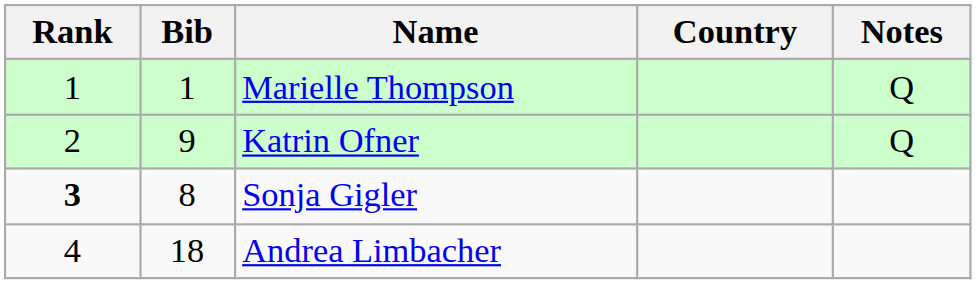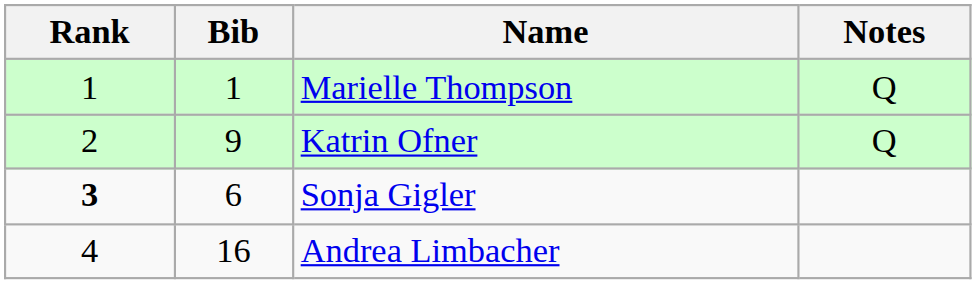- column: (735, 31)
(187, 195) 8 -> (233, 195) 6
(187, 250) 18 -> (233, 250) 16
